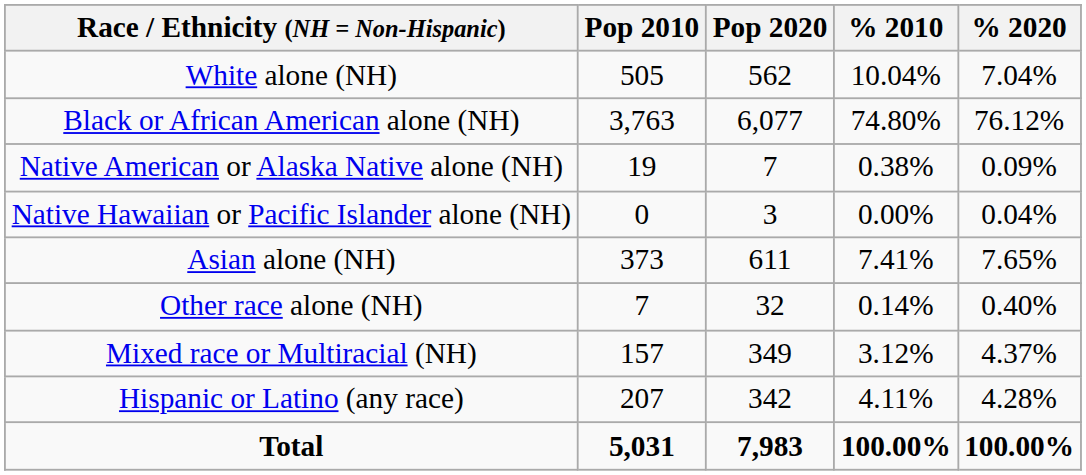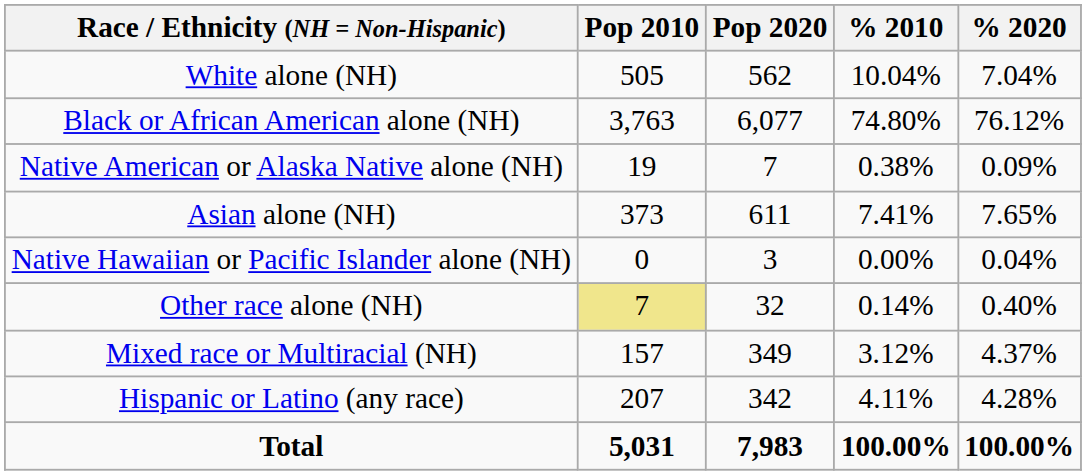rows swapped: (291, 259) <-> (291, 213)
(642, 306) no background -> (642, 306) khaki background
